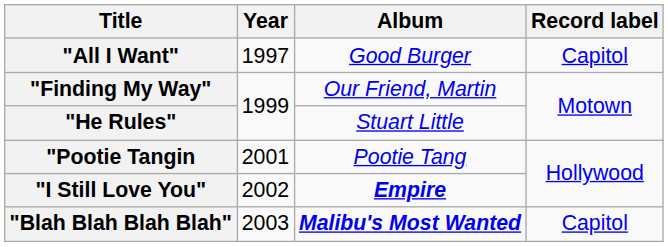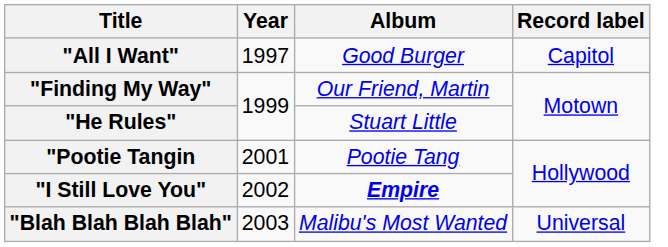(410, 223) bold -> (403, 223) normal
(595, 223) Capitol -> (581, 223) Universal
